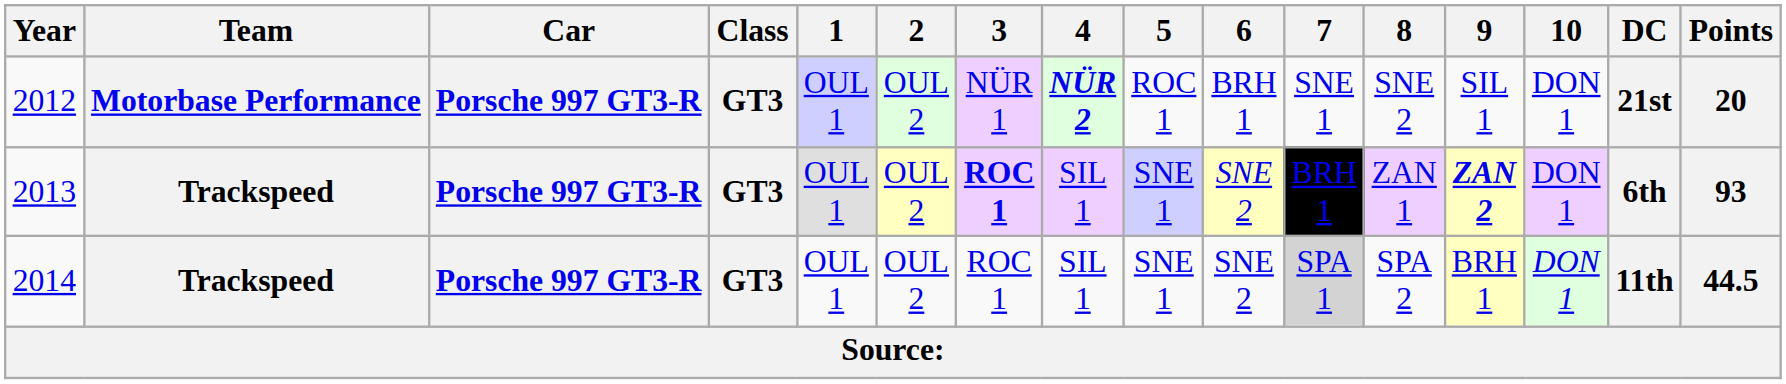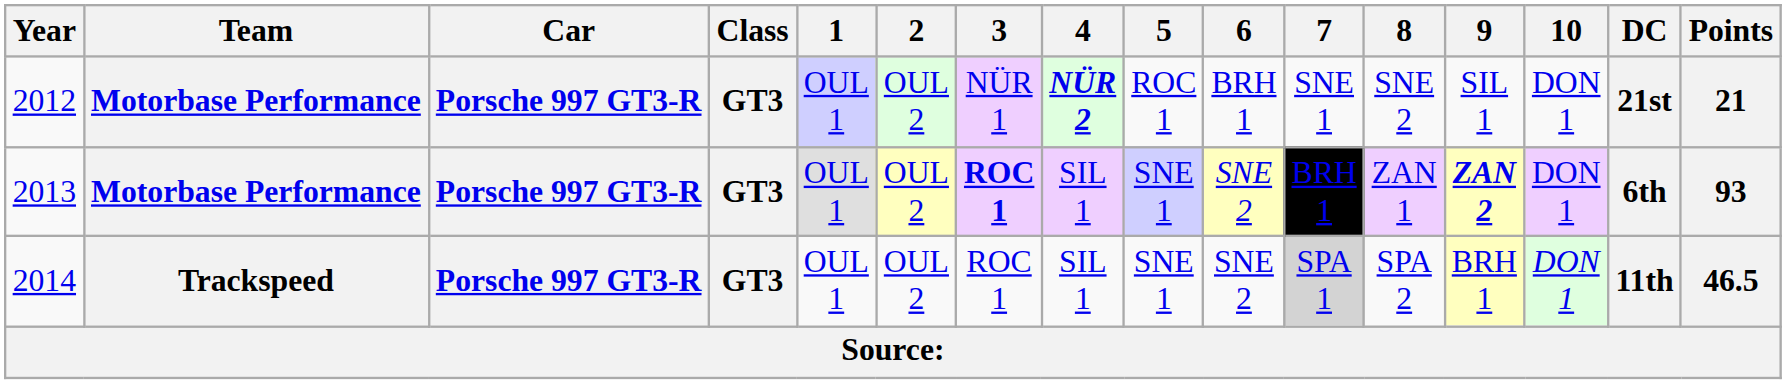(1731, 101) 20 -> (1731, 101) 21
(256, 190) Trackspeed -> (256, 190) Motorbase Performance
(1731, 280) 44.5 -> (1731, 280) 46.5
